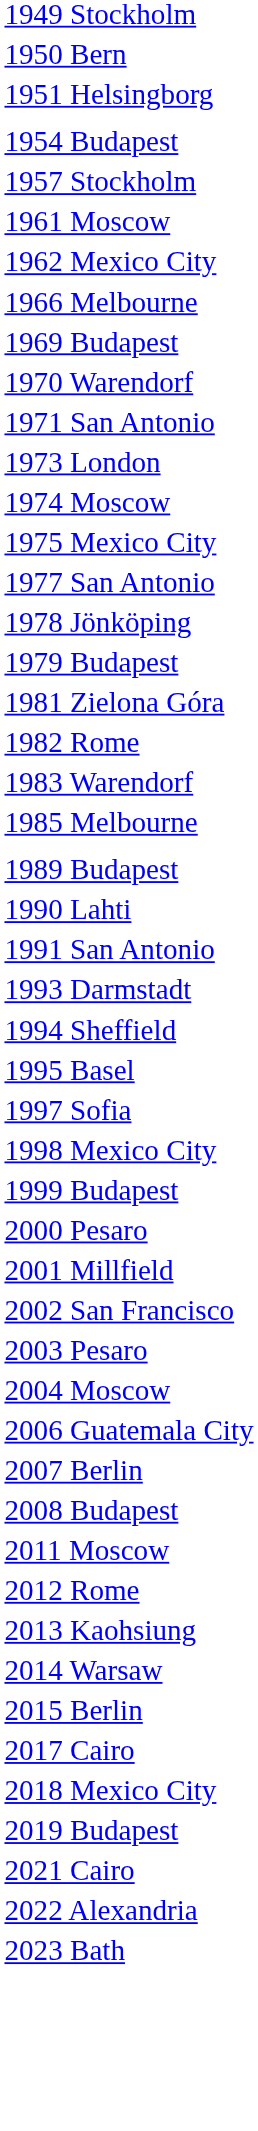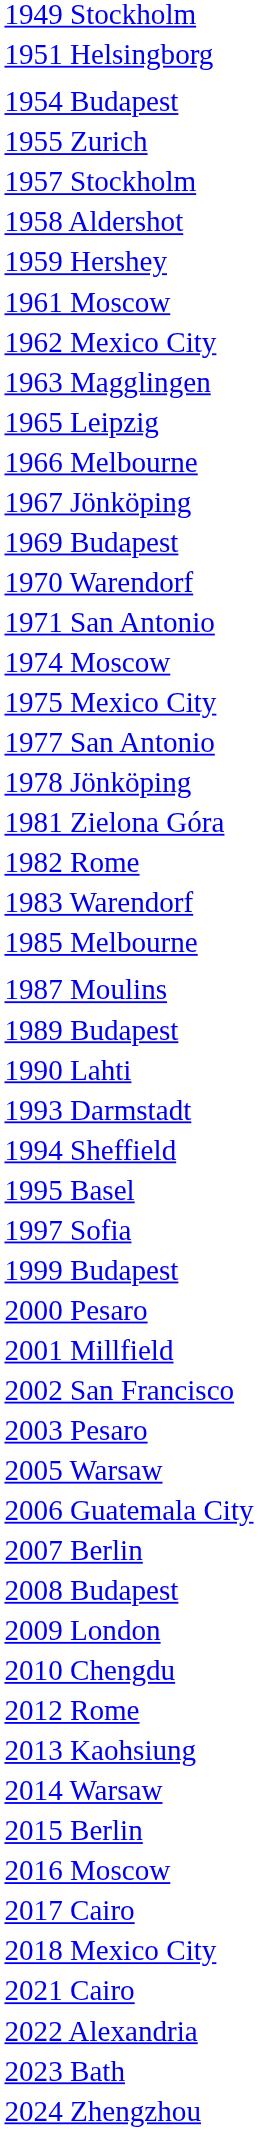- row: (66, 54)
+ row: (76, 141)
+ row: (94, 221)
+ row: (86, 261)
+ row: (108, 382)
+ row: (82, 422)
+ row: (98, 502)
- row: (83, 462)
- row: (91, 662)
+ row: (86, 989)
- row: (110, 949)
- row: (110, 1150)
- row: (87, 1390)
+ row: (83, 1470)
+ row: (83, 1630)
+ row: (90, 1670)
- row: (87, 1550)
+ row: (87, 1870)
- row: (91, 1830)
+ row: (103, 2111)
